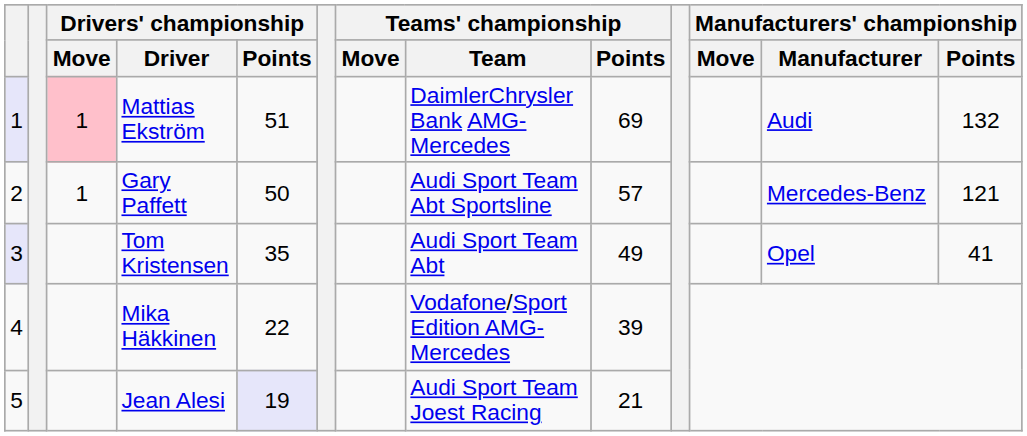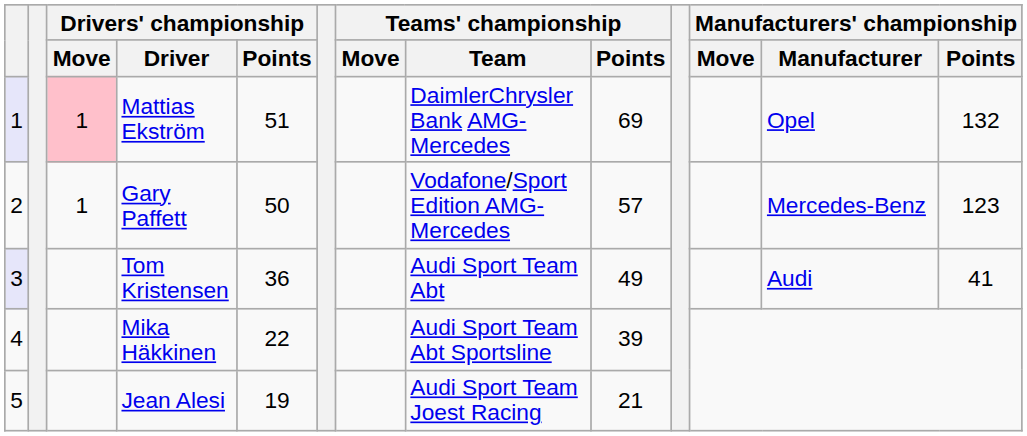(790, 119) Audi -> (791, 119) Opel
(494, 192) Audi Sport Team Abt Sportsline -> (489, 205) Vodafone/Sport Edition AMG-Mercedes
(981, 192) 121 -> (981, 205) 123
(277, 253) 35 -> (277, 278) 36
(791, 253) Opel -> (790, 278) Audi
(489, 327) Vodafone/Sport Edition AMG-Mercedes -> (494, 339) Audi Sport Team Abt Sportsline
(277, 400) lavender background -> (277, 400) no background
